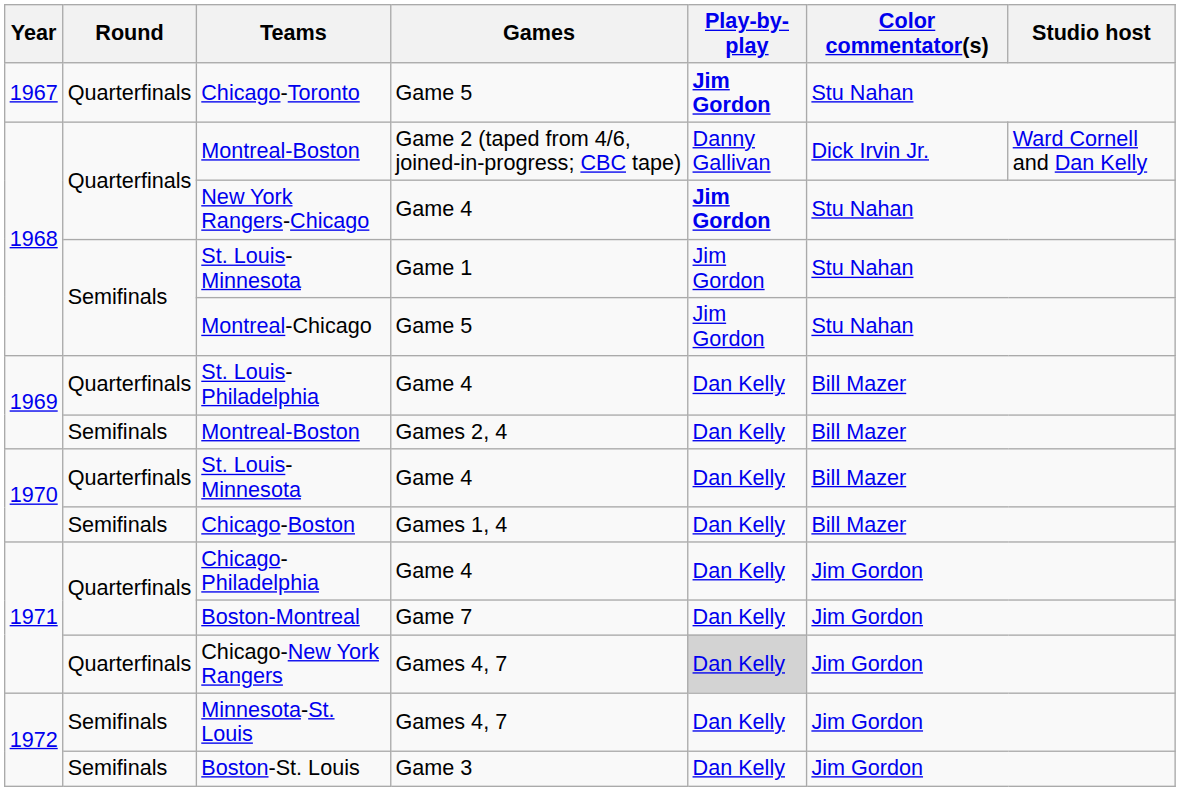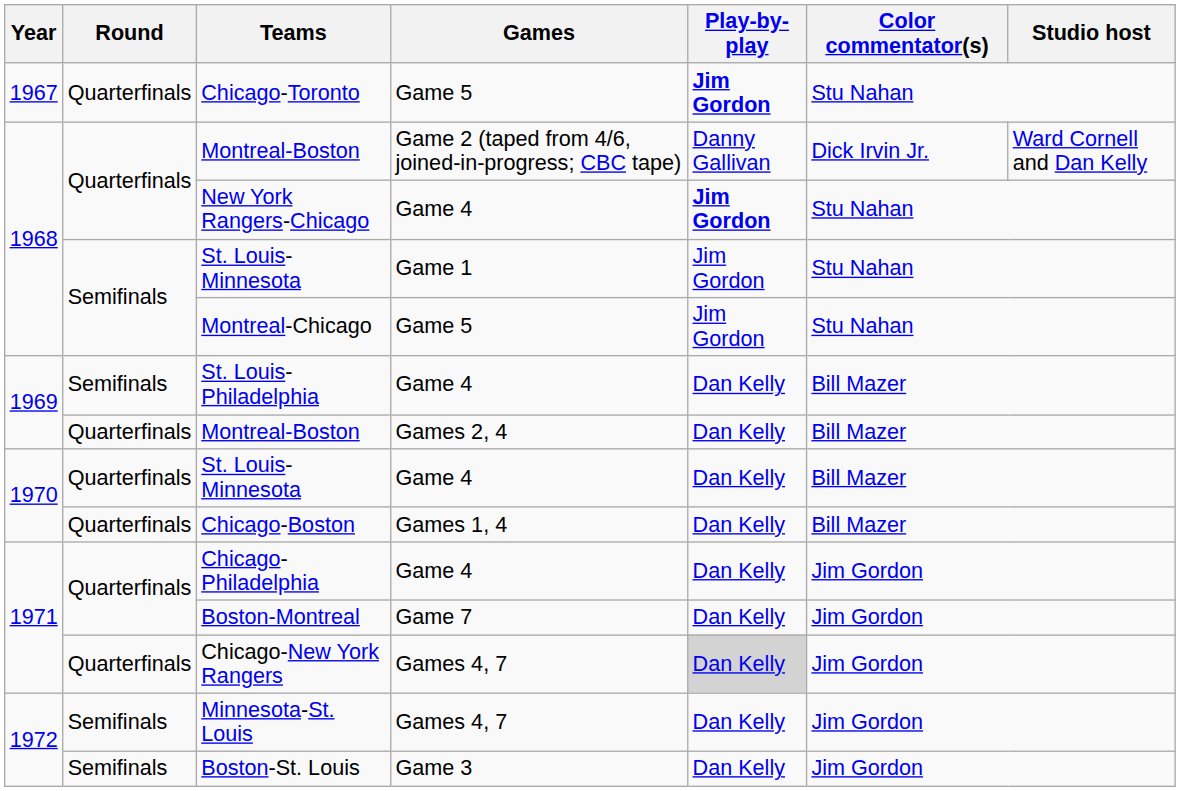(129, 385) Quarterfinals -> (117, 385) Semifinals
(117, 431) Semifinals -> (129, 431) Quarterfinals
(117, 524) Semifinals -> (129, 524) Quarterfinals
